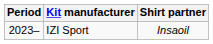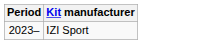- column: (173, 13)
